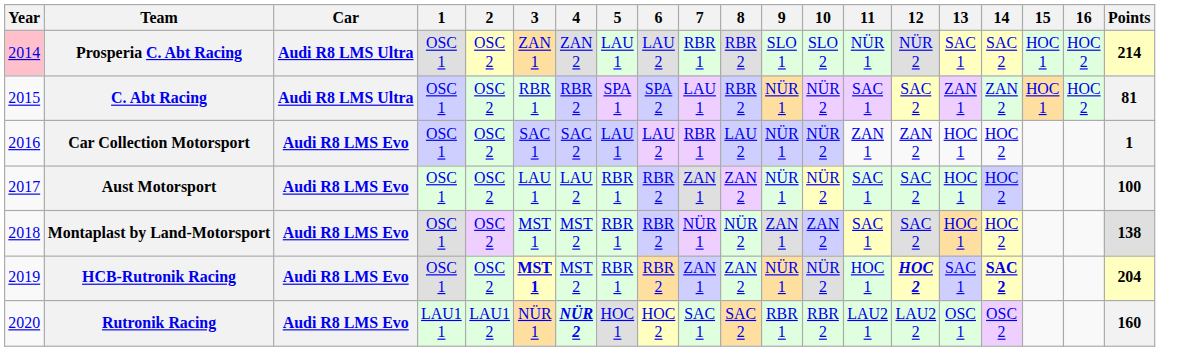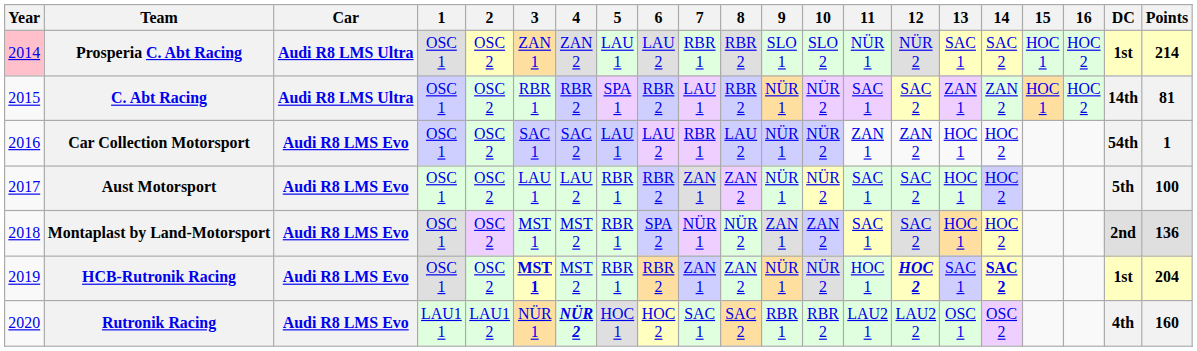+ column: (1123, 17)
(658, 97) SPA 2 -> (658, 97) RBR 2
(658, 232) RBR 2 -> (658, 232) SPA 2
(1129, 232) 138 -> (1167, 232) 136
